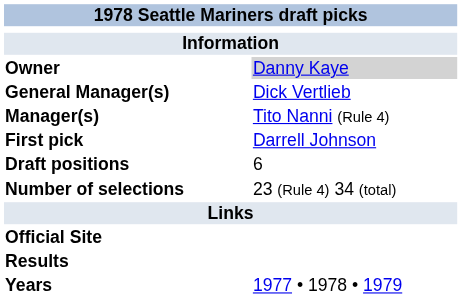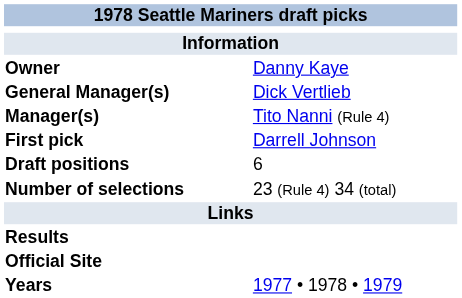(301, 67) lightgrey background -> (301, 67) no background
rows swapped: (37, 261) <-> (54, 237)
